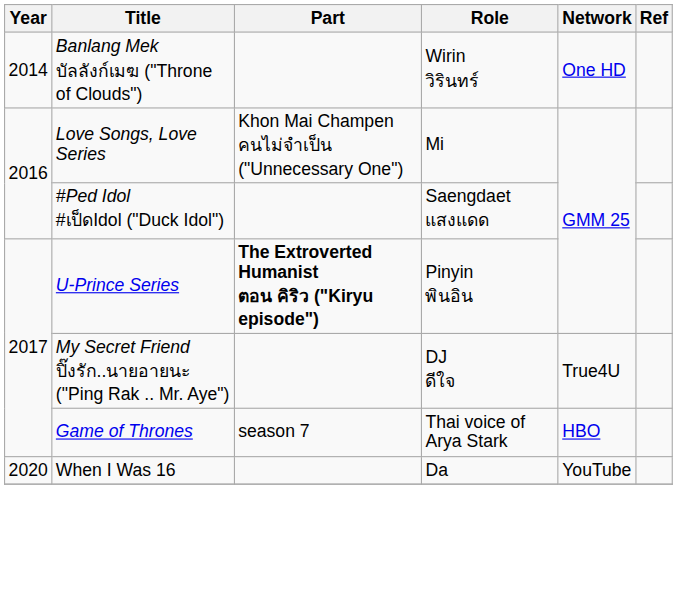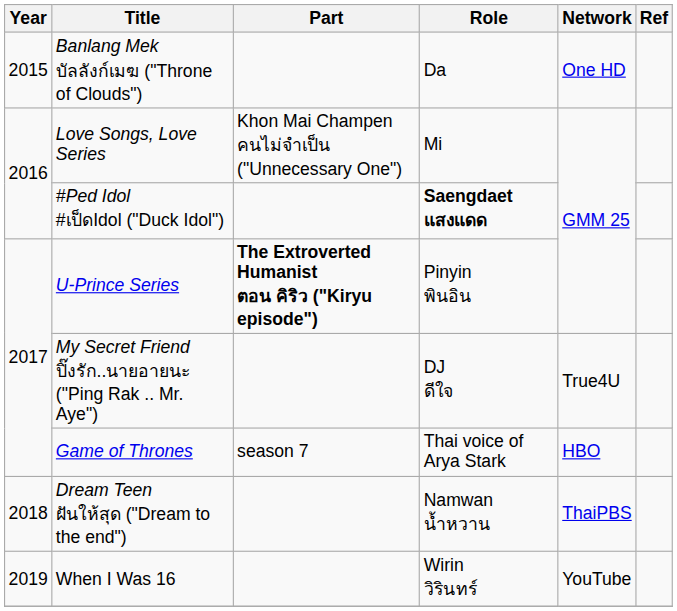(28, 70) 2014 -> (28, 70) 2015
(452, 68) Wirin วิรินทร์ -> (435, 70) Da
(468, 208) normal -> (468, 208) bold
+ row: (133, 513)
(28, 470) 2020 -> (28, 578) 2019
(437, 470) Da -> (451, 577) Wirin วิรินทร์
